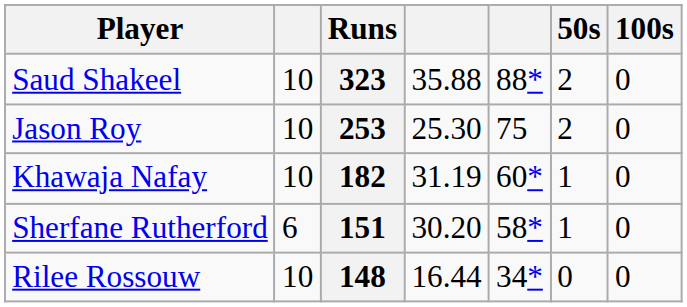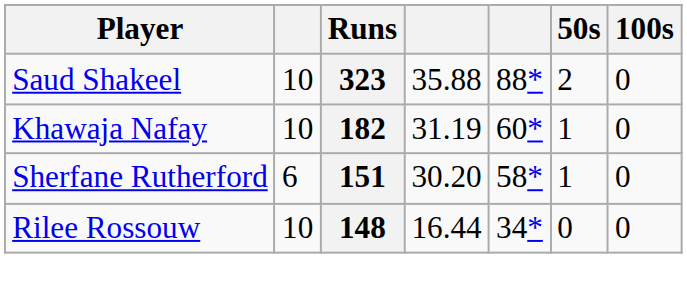- row: (362, 128)
